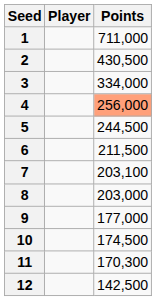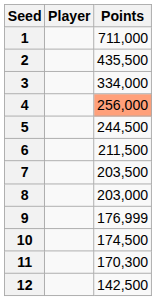(123, 61) 430,500 -> (123, 61) 435,500
(123, 172) 203,100 -> (123, 172) 203,500
(123, 217) 177,000 -> (123, 217) 176,999
